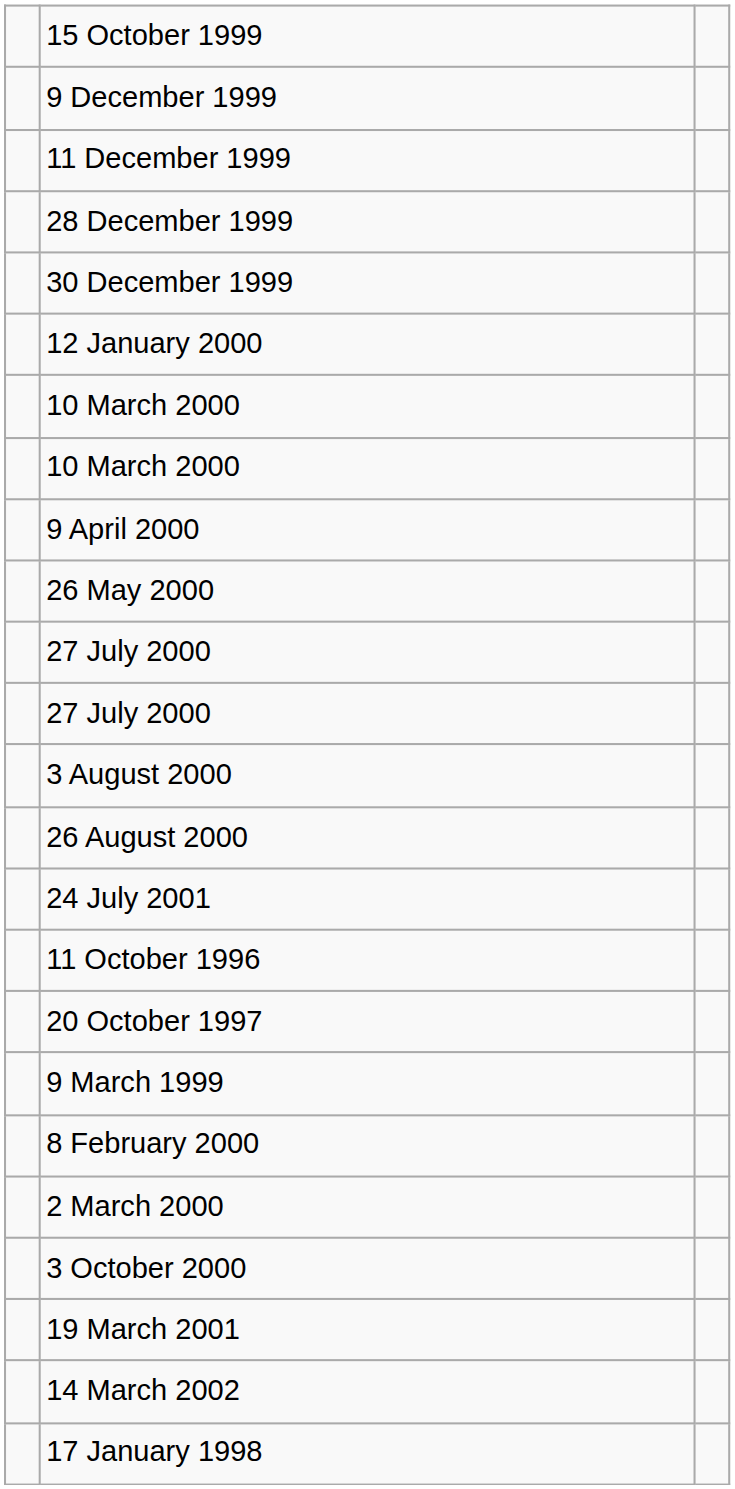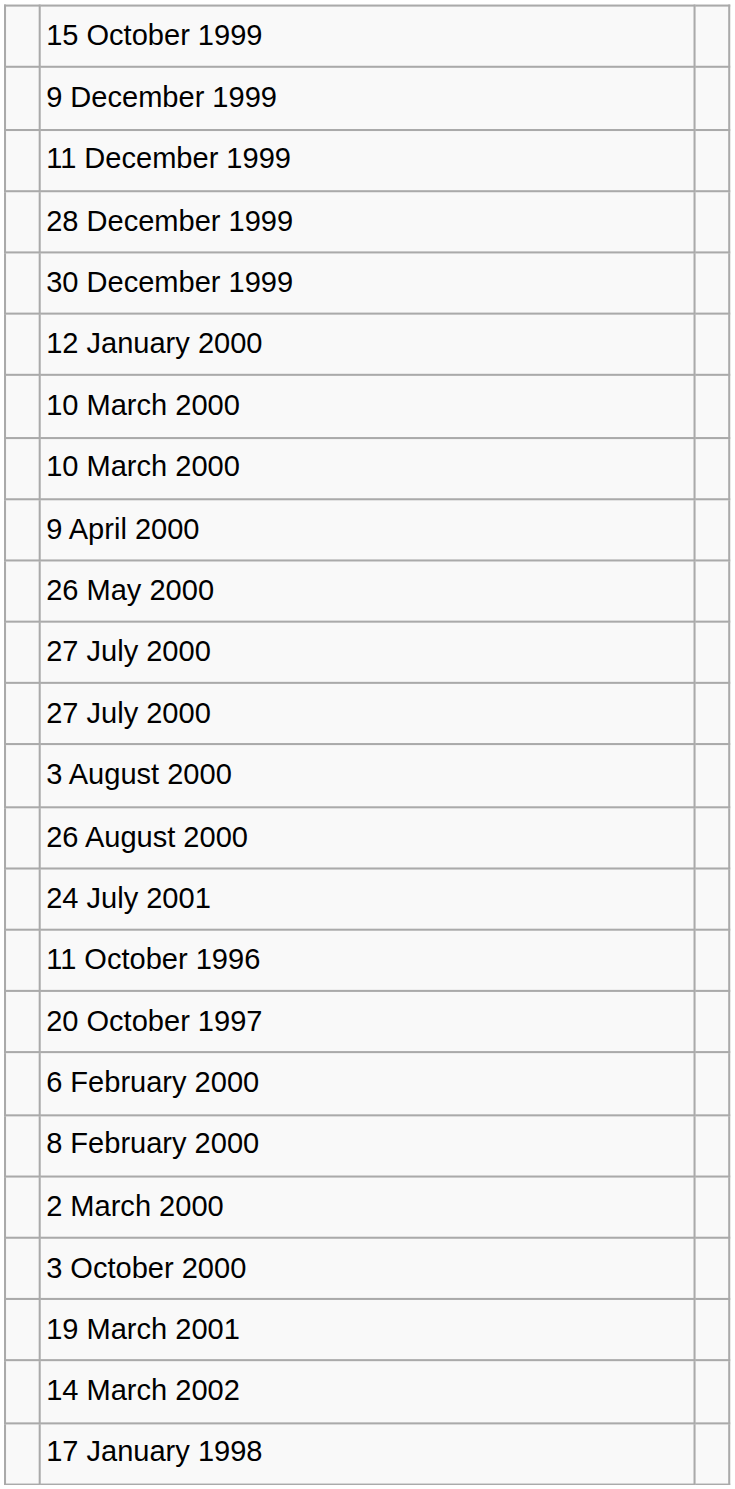- row: (22, 1084)
+ row: (22, 1084)
